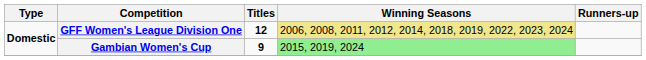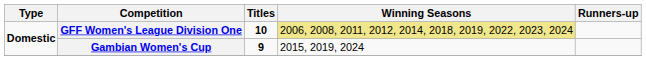(261, 30) 12 -> (261, 30) 10
(322, 47) lightgreen background -> (322, 47) no background
